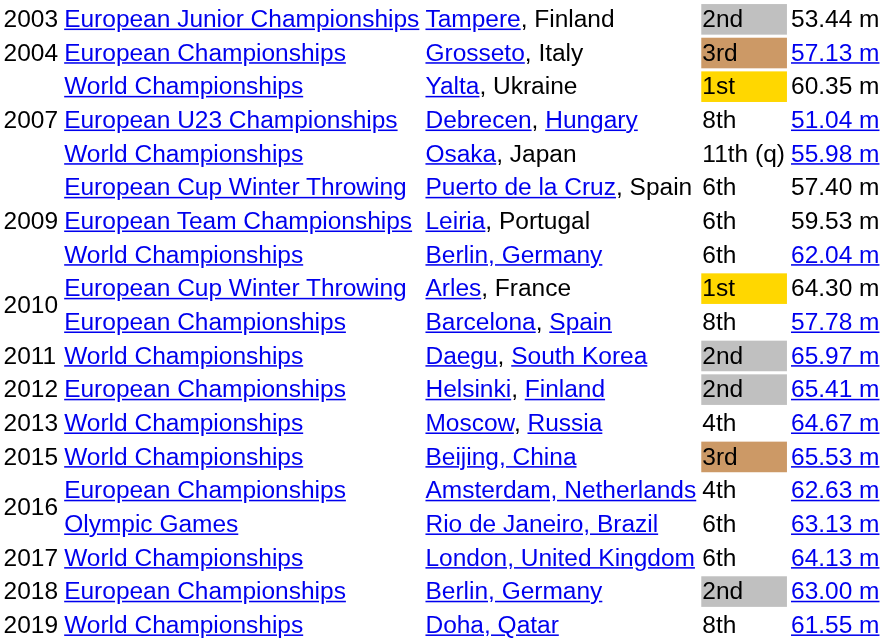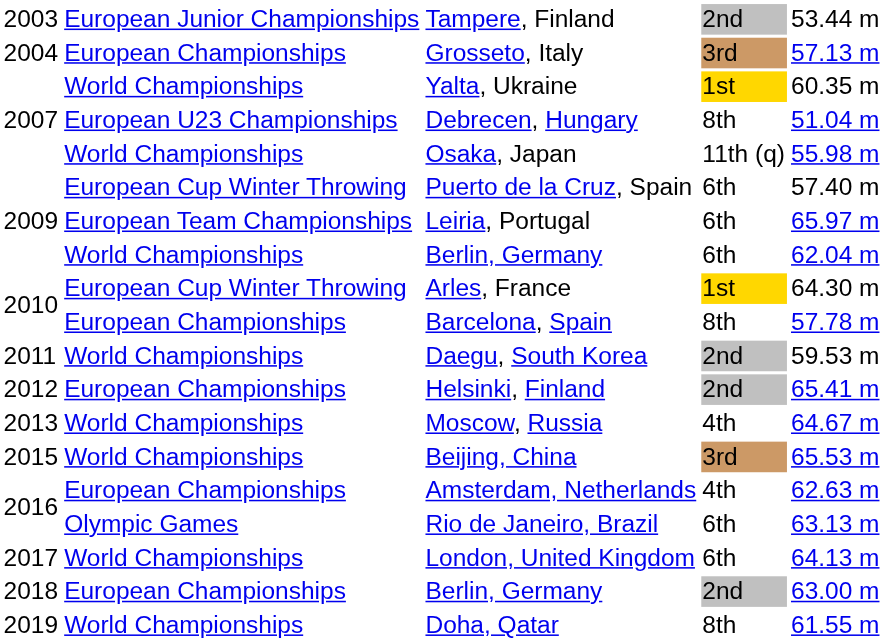(835, 221) 59.53 m -> (835, 221) 65.97 m
(835, 355) 65.97 m -> (835, 355) 59.53 m
